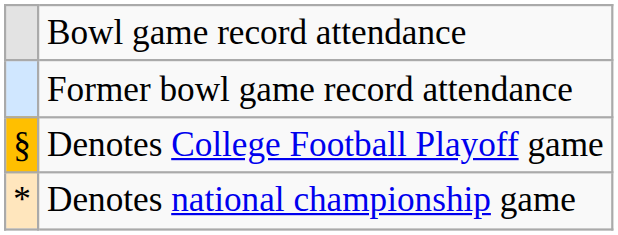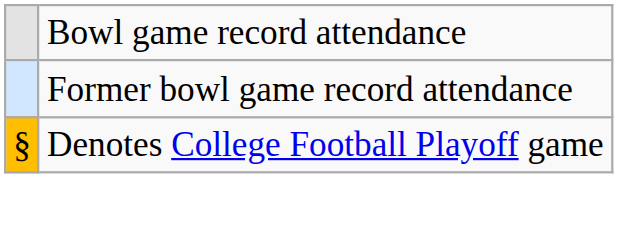- row: (311, 199)
